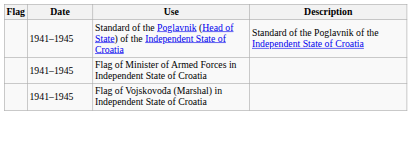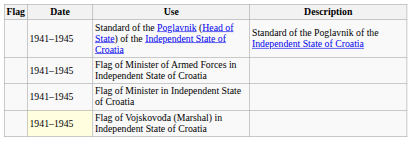+ row: (168, 97)
(51, 97) no background -> (51, 123) lightyellow background
